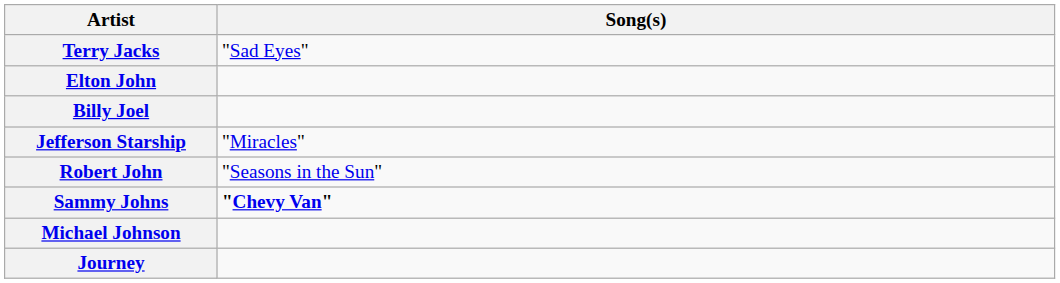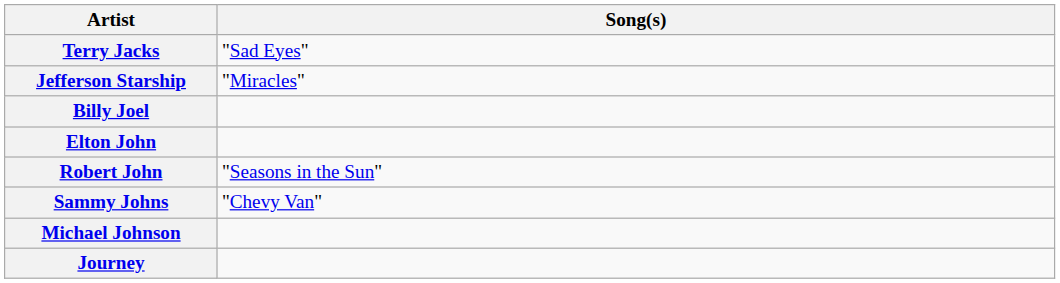rows swapped: (111, 141) <-> (111, 80)
(277, 202) bold -> (272, 202) normal
